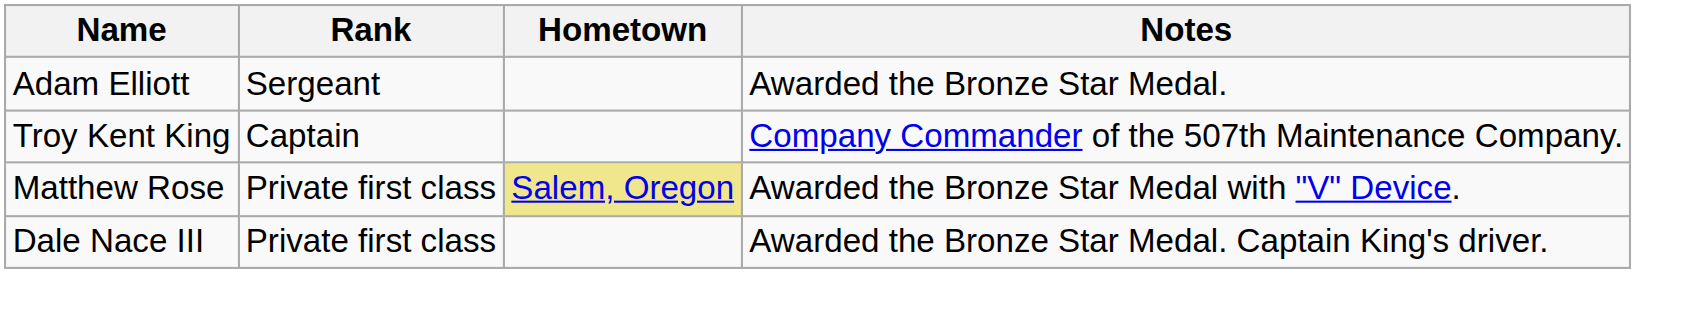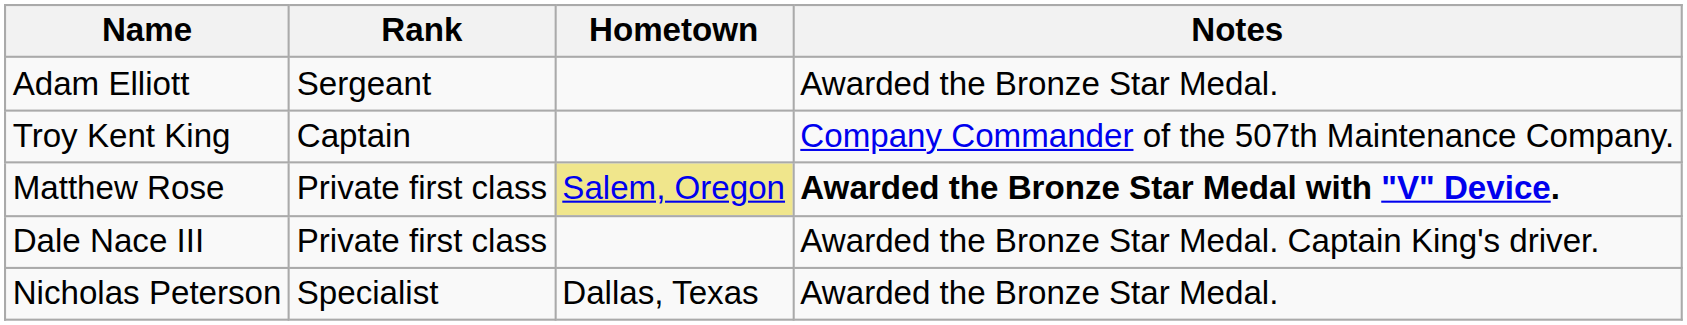(1105, 188) normal -> (1180, 188) bold
+ row: (147, 293)
